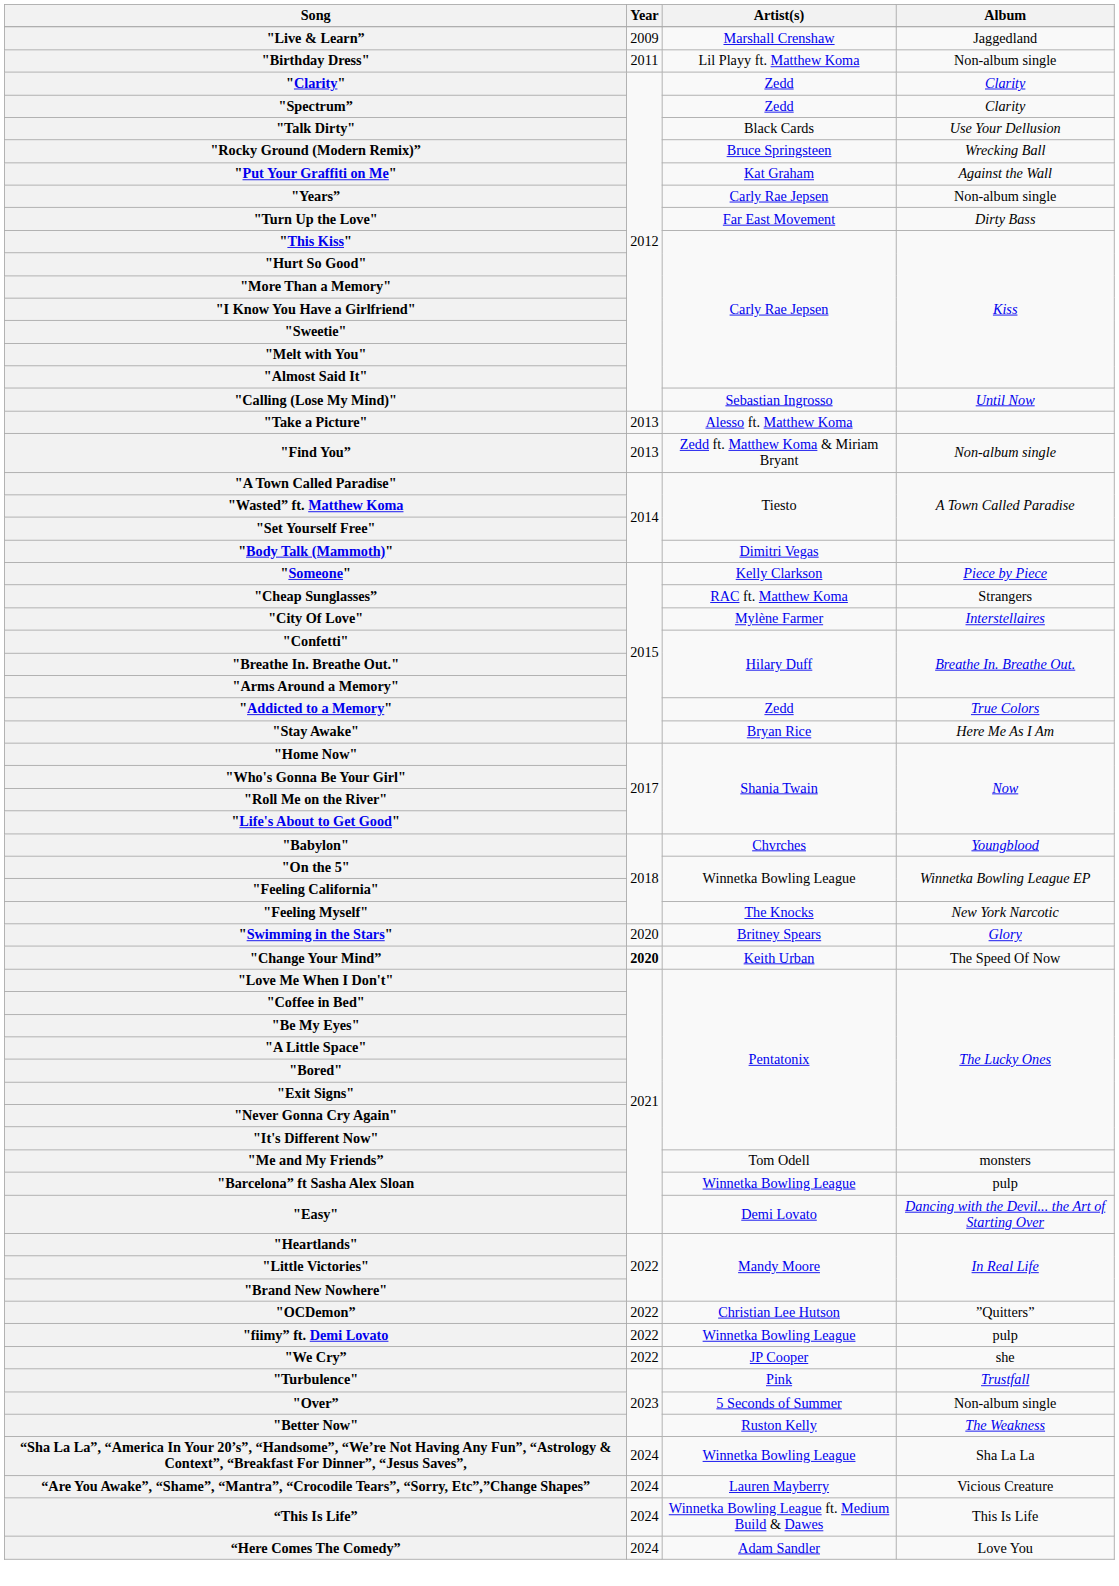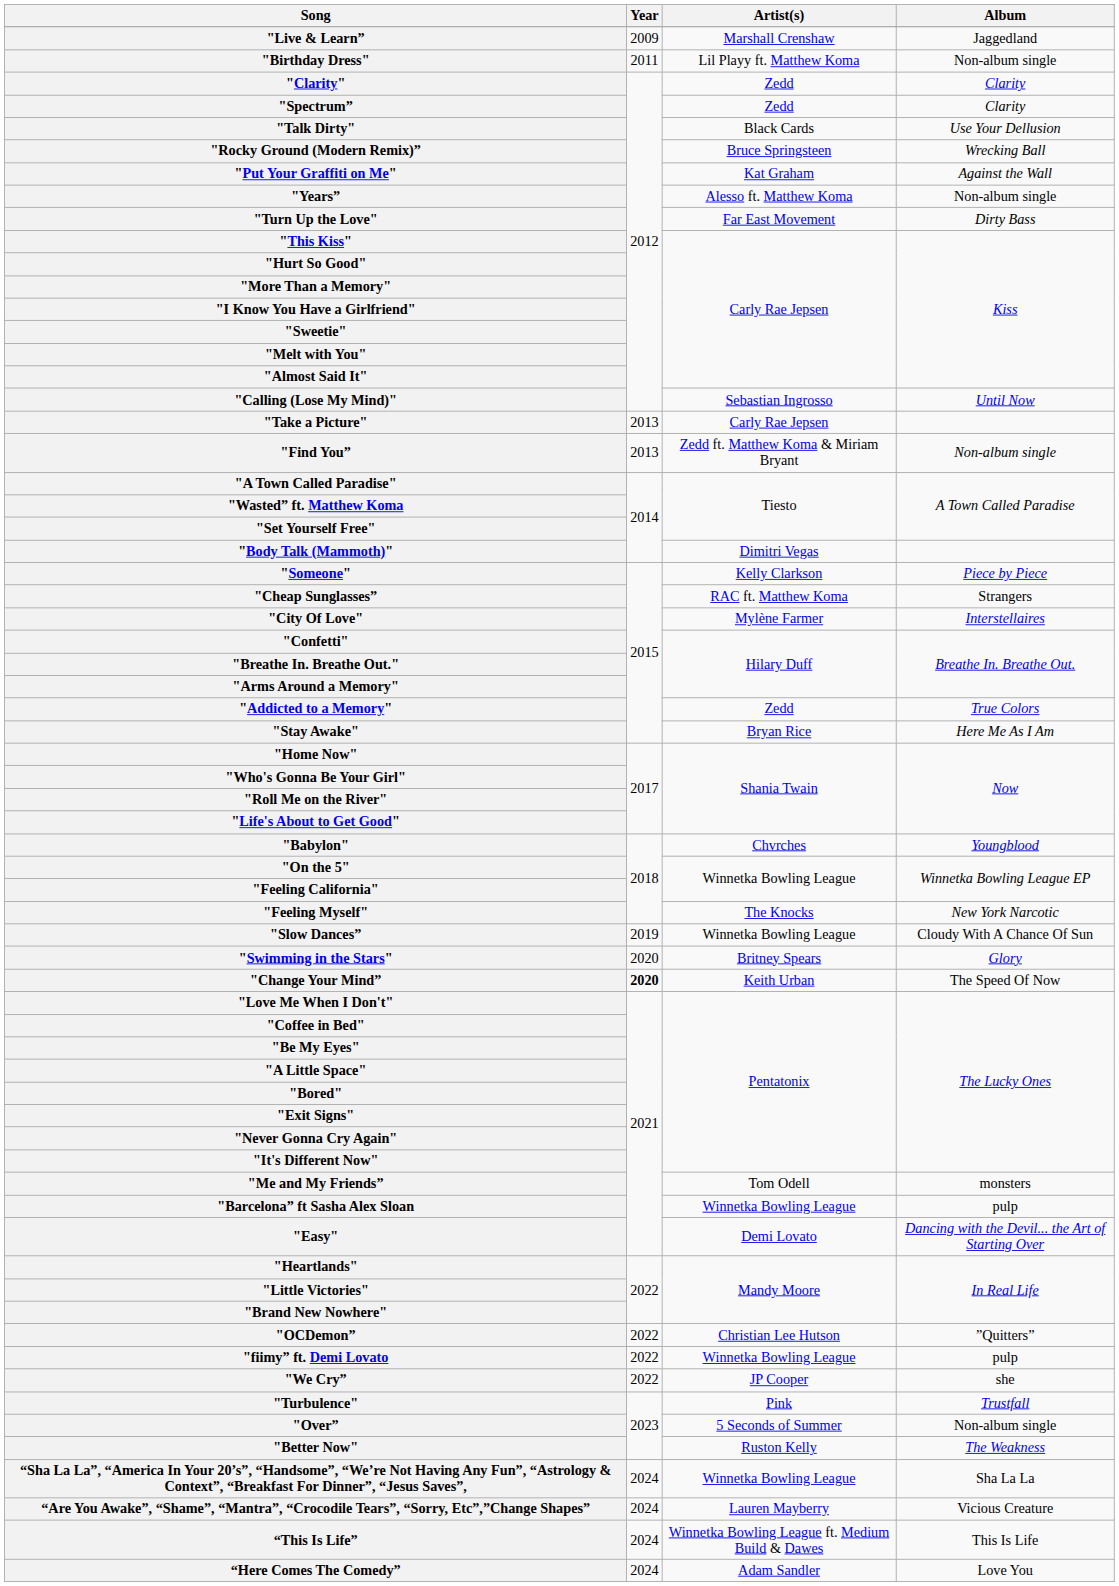(779, 196) Carly Rae Jepsen -> (779, 196) Alesso ft. Matthew Koma
(779, 422) Alesso ft. Matthew Koma -> (779, 422) Carly Rae Jepsen
+ row: (316, 935)
